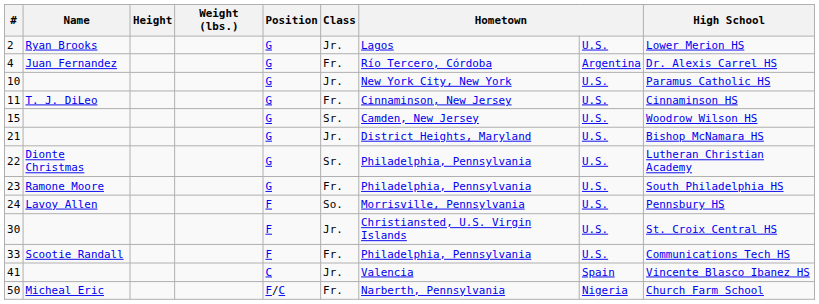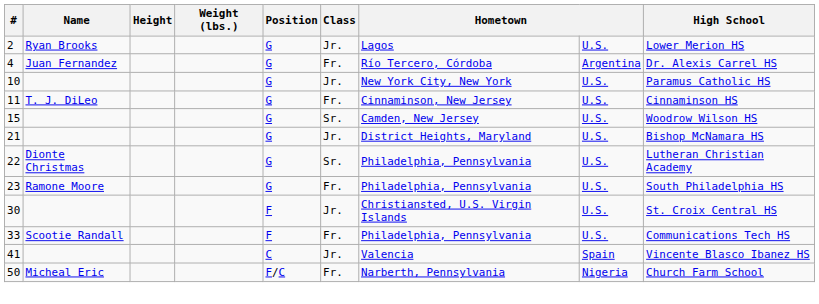- row: (14, 204)
